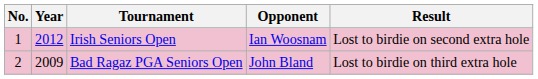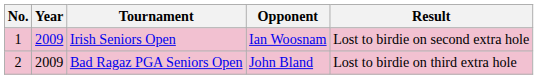(49, 39) 2012 -> (49, 39) 2009
